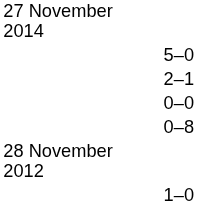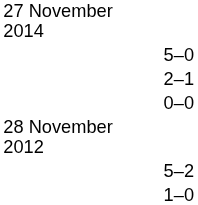- row: (75, 127)
+ row: (75, 172)
